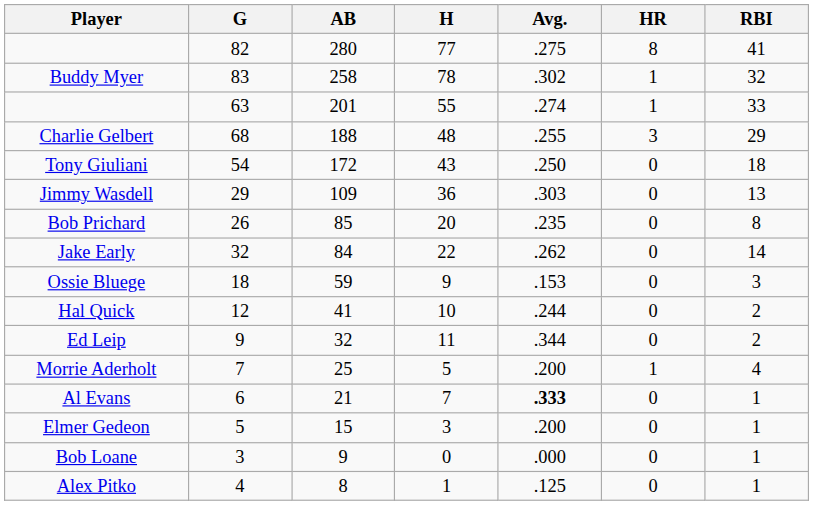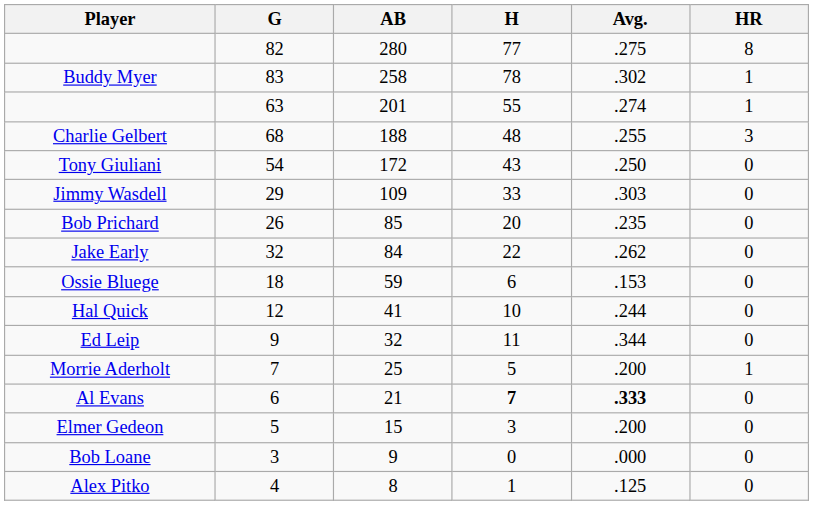- column: (756, 19)
(446, 194) 36 -> (512, 194) 33
(446, 281) 9 -> (512, 281) 6
(446, 398) normal -> (512, 398) bold
